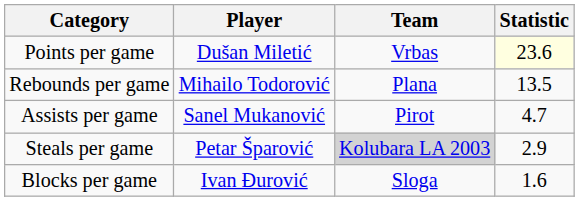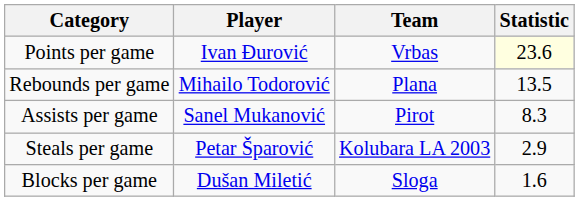(254, 52) Dušan Miletić -> (254, 52) Ivan Đurović
(534, 116) 4.7 -> (534, 116) 8.3
(415, 148) lightgrey background -> (415, 148) no background
(254, 180) Ivan Đurović -> (254, 180) Dušan Miletić
